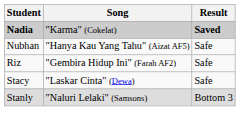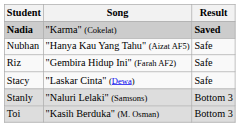+ row: (13, 114)
